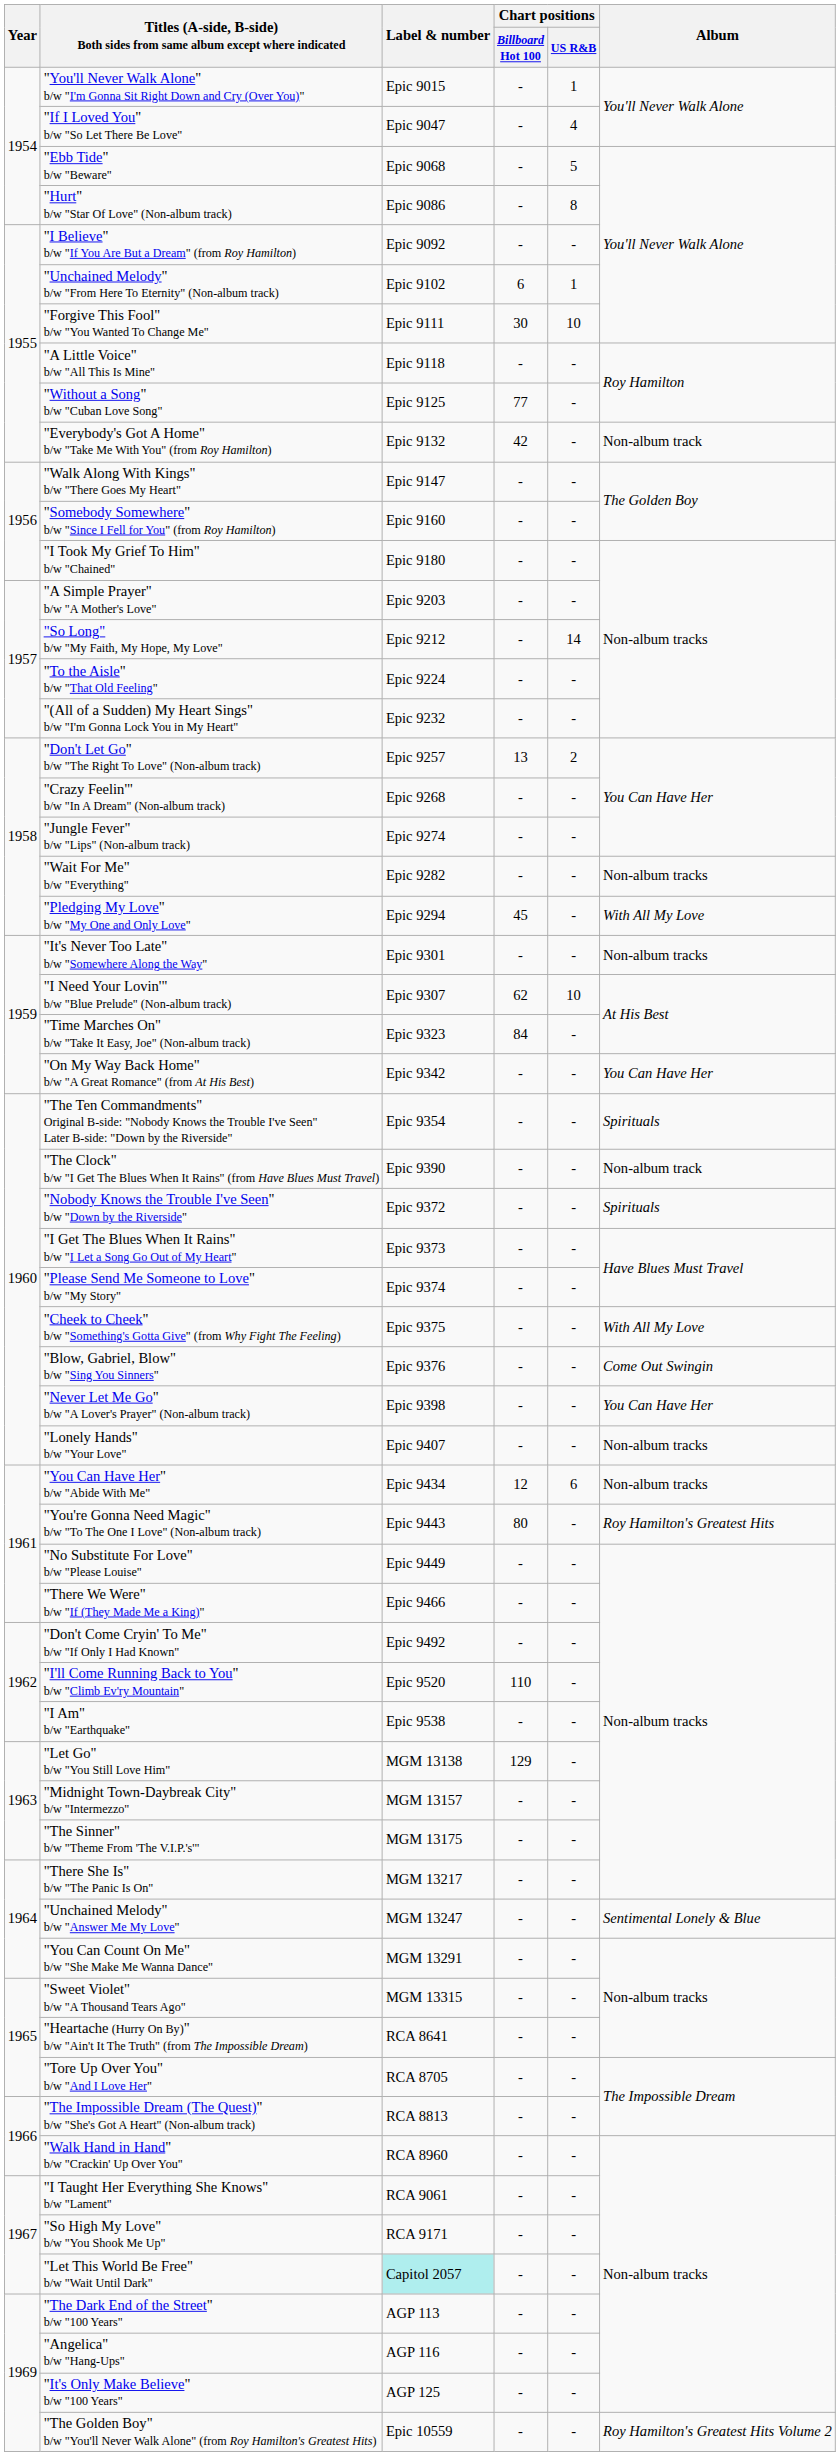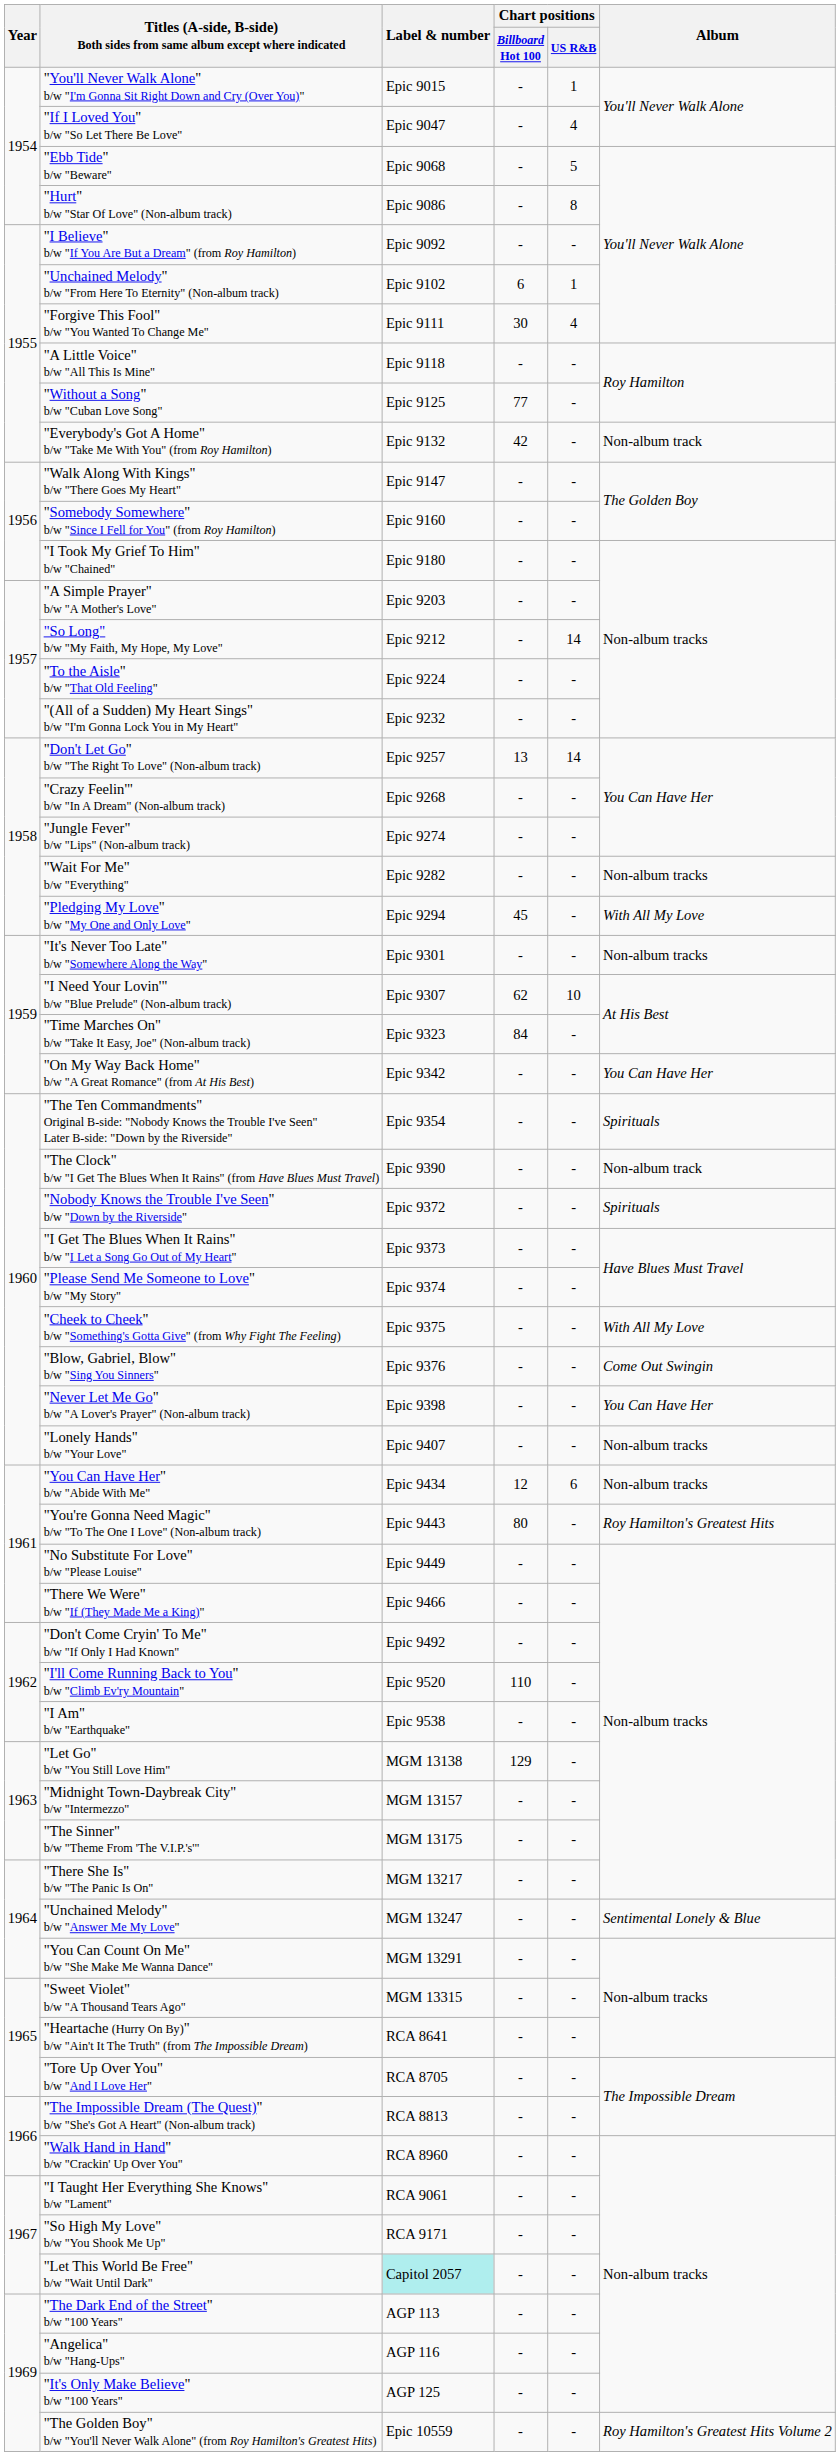(574, 323) 10 -> (574, 323) 4
(574, 757) 2 -> (574, 757) 14
